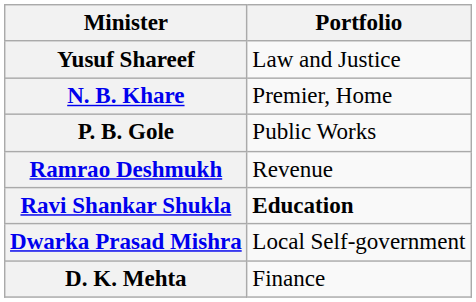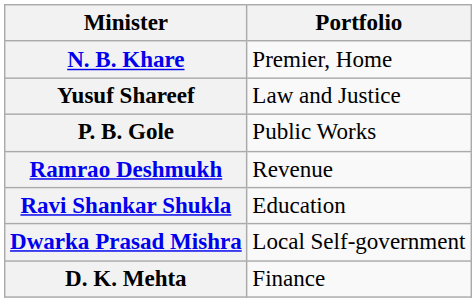rows swapped: (126, 95) <-> (126, 59)
(303, 205) bold -> (299, 205) normal
